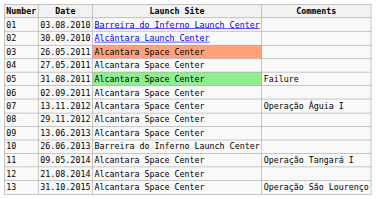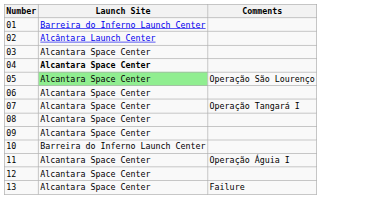- column: (65, 11)
(149, 52) lightsalmon background -> (95, 52) no background
(149, 65) normal -> (95, 65) bold
(281, 79) Failure -> (262, 79) Operação São Lourenço
(304, 106) Operação Águia I -> (255, 106) Operação Tangará I
(309, 160) Operação Tangará I -> (250, 160) Operação Águia I
(316, 187) Operação São Lourenço -> (227, 187) Failure
